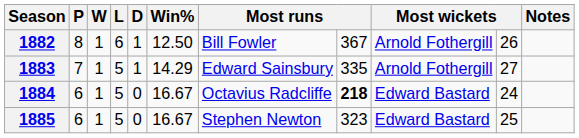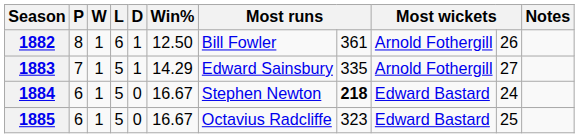(354, 42) 367 -> (354, 42) 361
(267, 94) Octavius Radcliffe -> (262, 94) Stephen Newton
(262, 119) Stephen Newton -> (267, 119) Octavius Radcliffe
